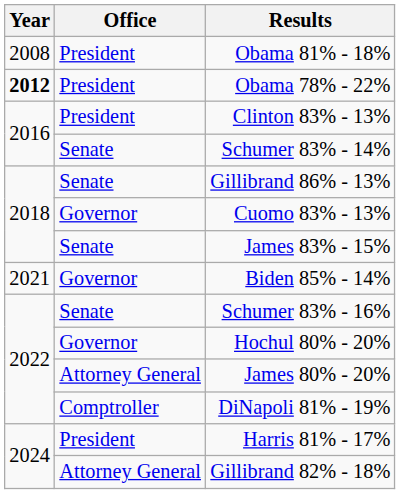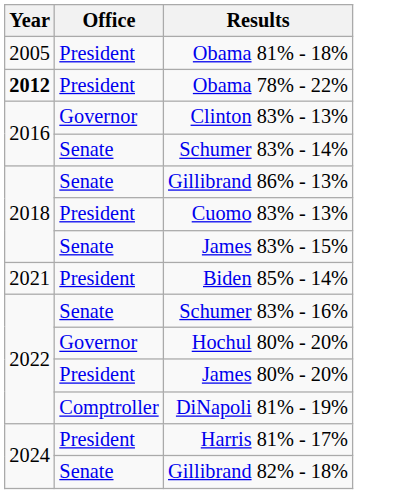(30, 52) 2008 -> (30, 52) 2005
(97, 117) President -> (98, 117) Governor
(98, 213) Governor -> (97, 213) President
(98, 278) Governor -> (97, 278) President
(130, 375) Attorney General -> (97, 375) President
(130, 471) Attorney General -> (86, 471) Senate
